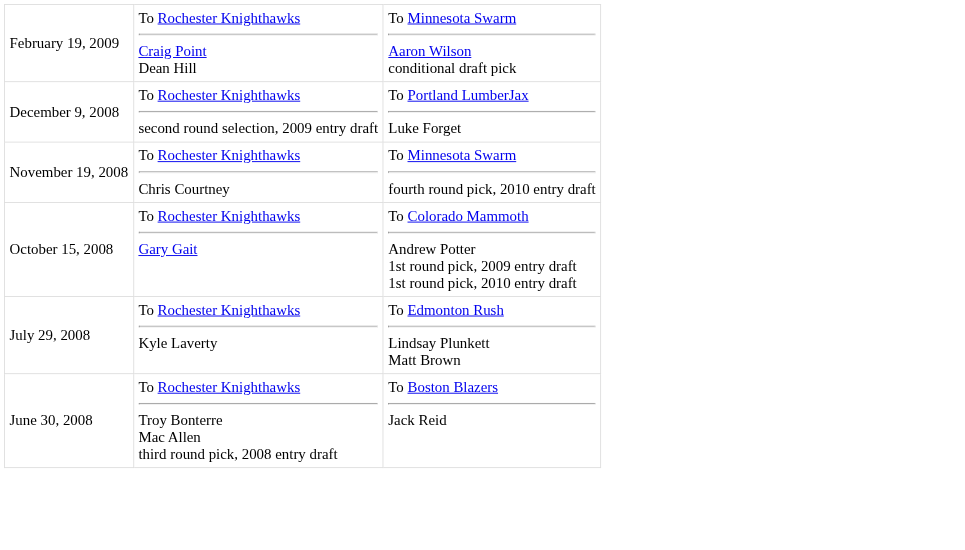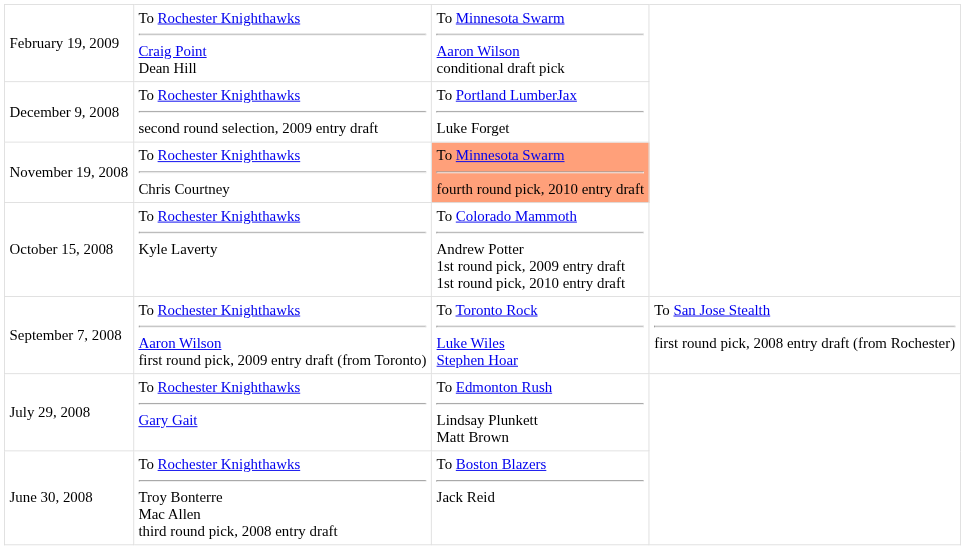(492, 172) no background -> (540, 172) lightsalmon background
(258, 232) To Rochester Knighthawks Gary Gait -> (282, 232) To Rochester Knighthawks Kyle Laverty
+ row: (66, 335)
(258, 326) To Rochester Knighthawks Kyle Laverty -> (282, 403) To Rochester Knighthawks Gary Gait
